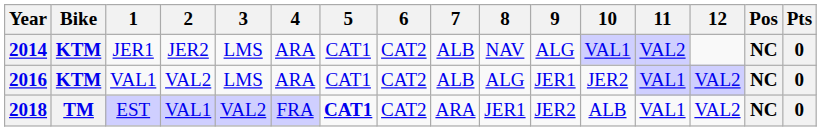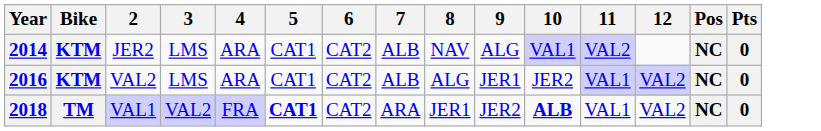- column: (133, 19)
(608, 110) normal -> (553, 110) bold
